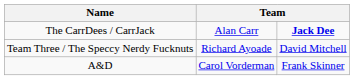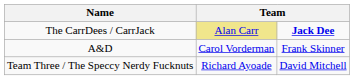(236, 30) no background -> (236, 30) khaki background
rows swapped: (100, 65) <-> (100, 48)
